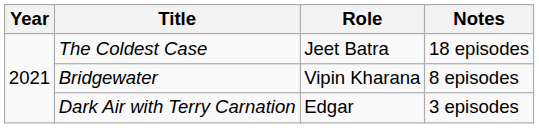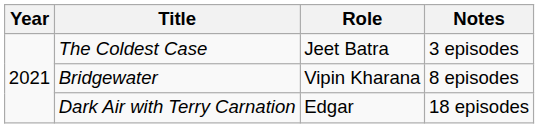(479, 48) 18 episodes -> (474, 48) 3 episodes
(474, 107) 3 episodes -> (479, 107) 18 episodes
